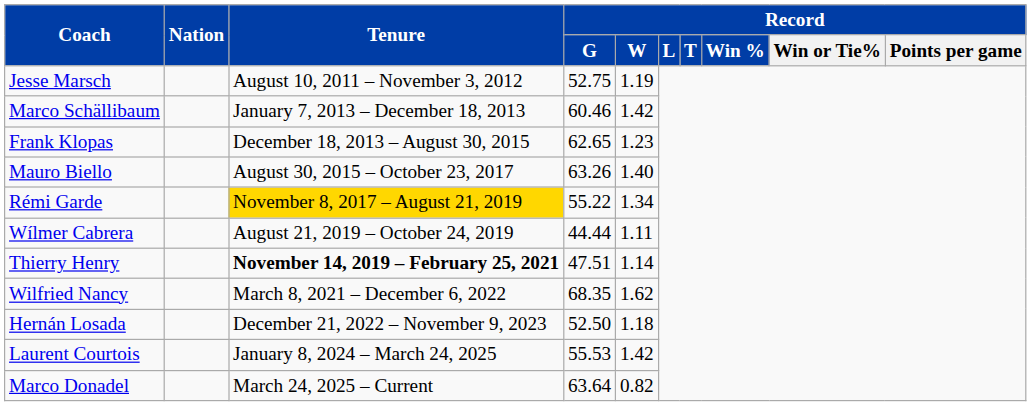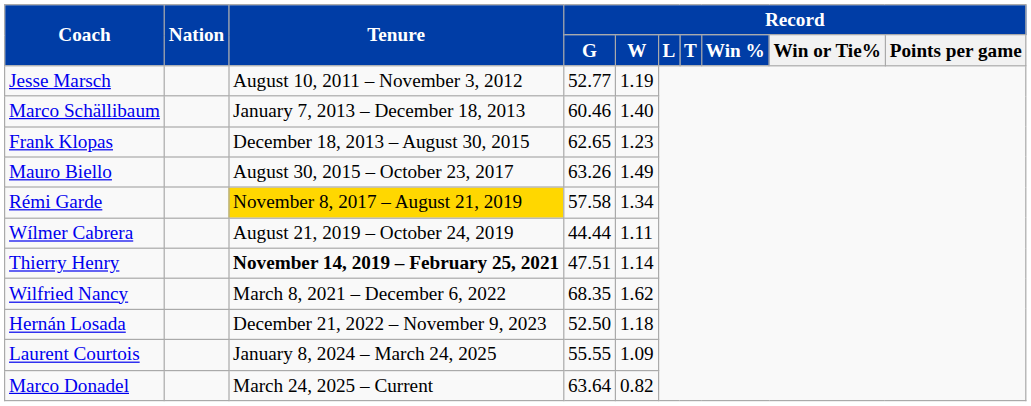(590, 80) 52.75 -> (590, 80) 52.77
(637, 111) 1.42 -> (637, 111) 1.40
(637, 171) 1.40 -> (637, 171) 1.49
(590, 202) 55.22 -> (590, 202) 57.58
(590, 354) 55.53 -> (590, 354) 55.55
(637, 354) 1.42 -> (637, 354) 1.09
